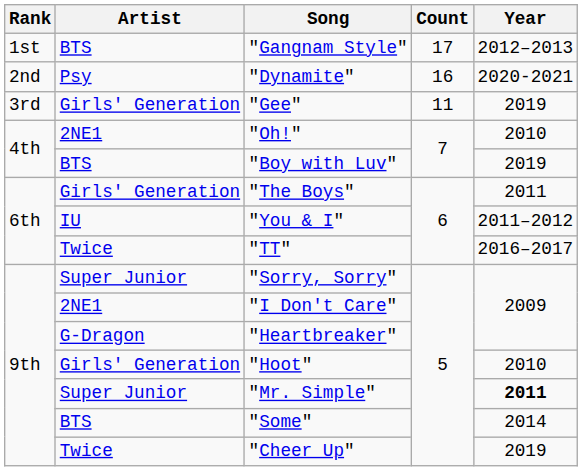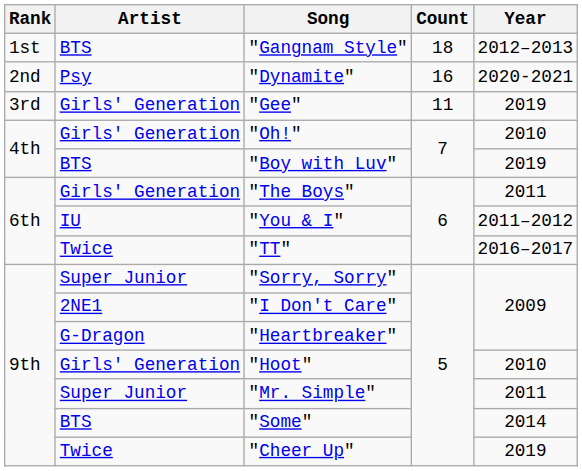(443, 48) 17 -> (443, 48) 18
(81, 134) 2NE1 -> (150, 134) Girls' Generation
(525, 394) bold -> (525, 394) normal
